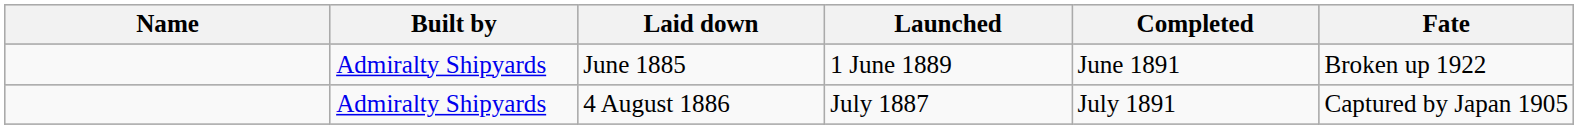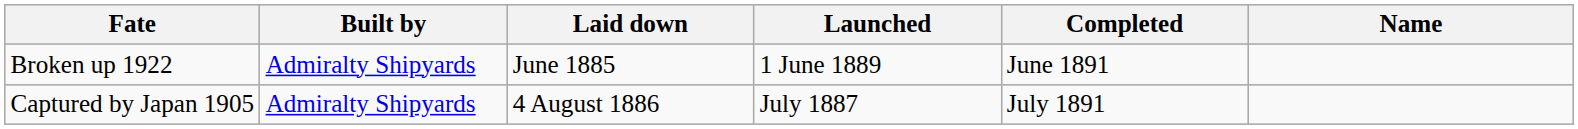columns swapped: (168, 24) <-> (1446, 24)
